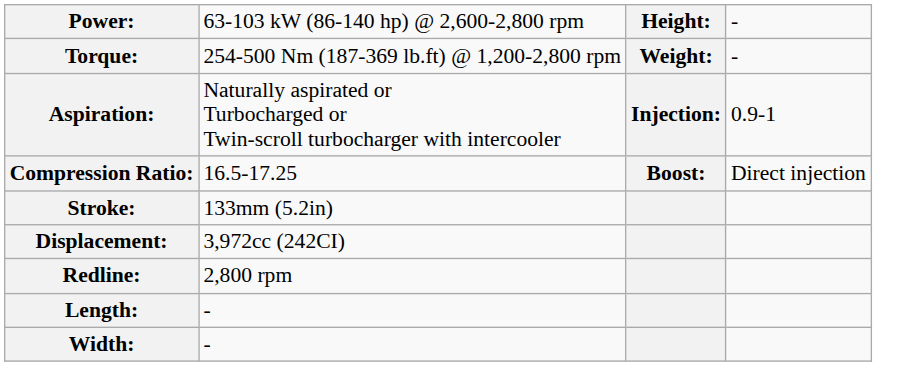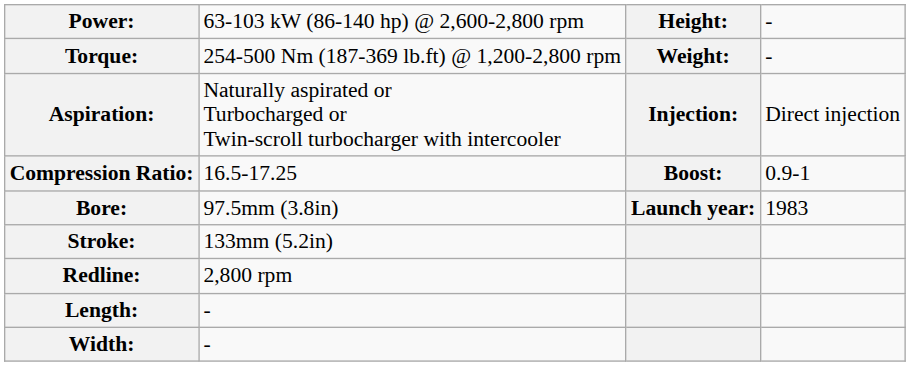(753, 114) 0.9-1 -> (833, 114) Direct injection
(798, 172) Direct injection -> (788, 172) 0.9-1
+ row: (102, 207)
- row: (102, 241)
